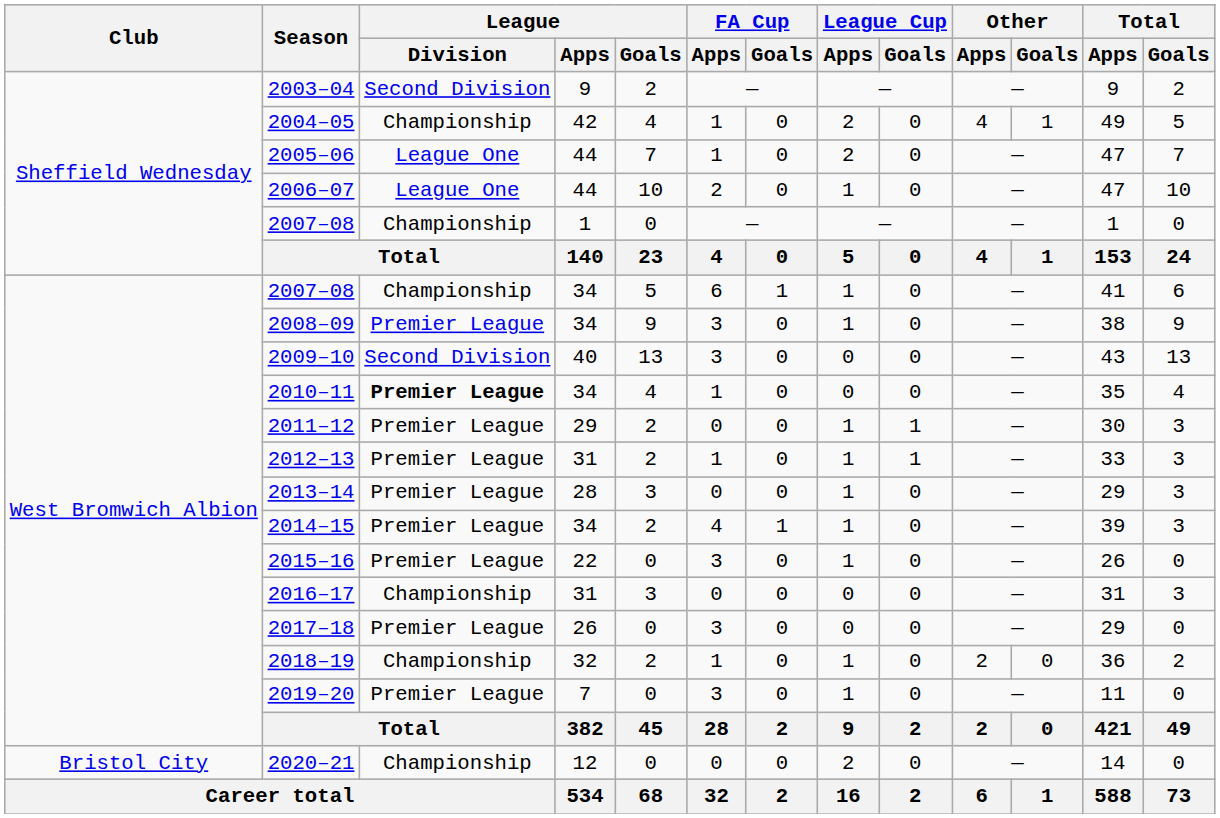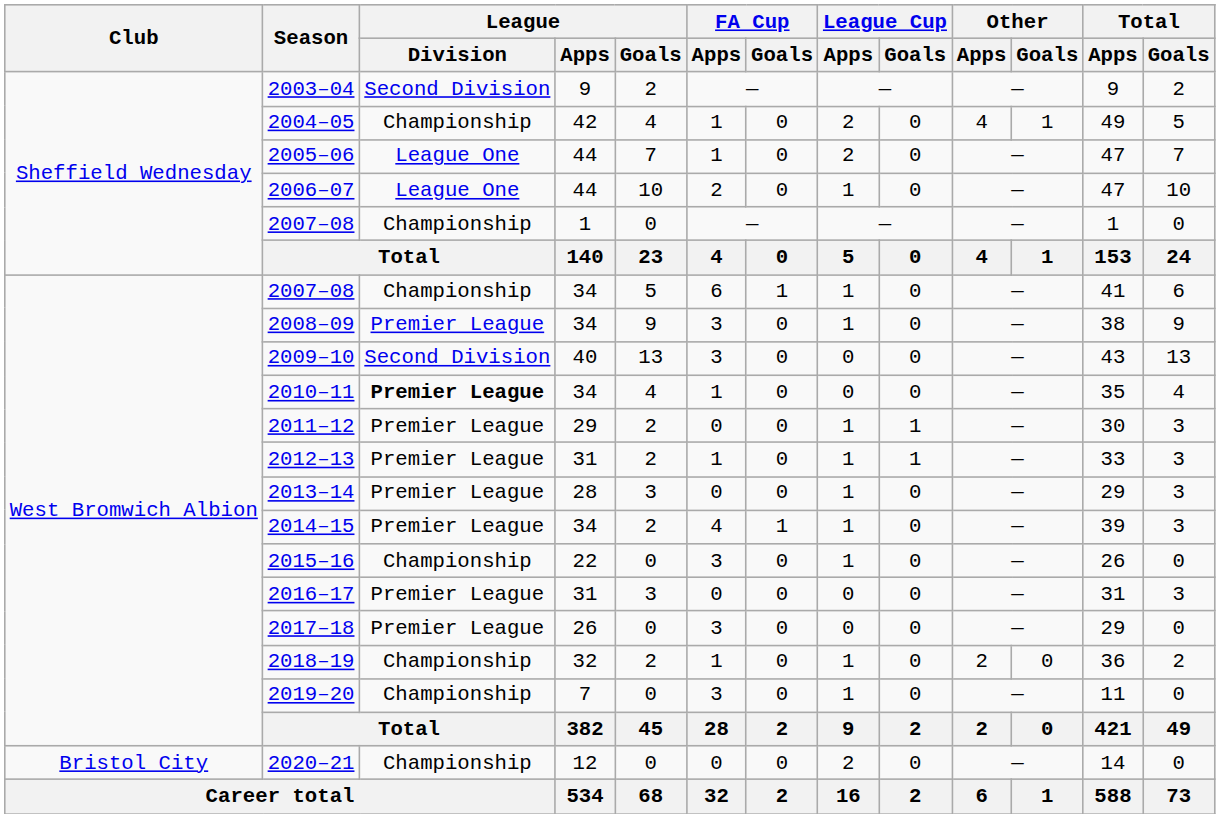(457, 561) Premier League -> (457, 561) Championship
(457, 594) Championship -> (457, 594) Premier League
(457, 695) Premier League -> (457, 695) Championship
